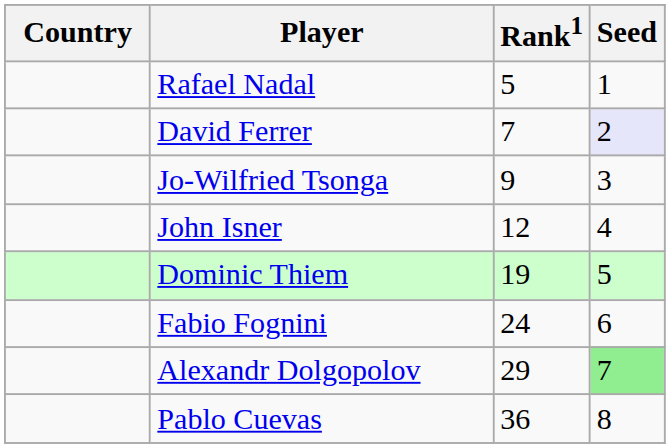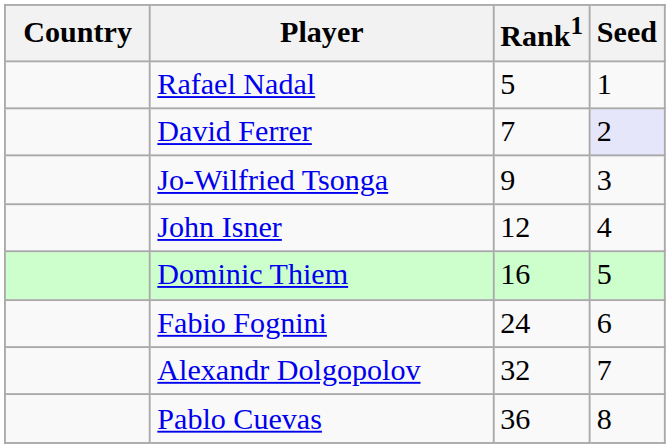(515, 275) 19 -> (515, 275) 16
(515, 370) 29 -> (515, 370) 32
(604, 370) lightgreen background -> (604, 370) no background
